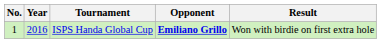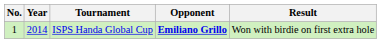(37, 30) 2016 -> (37, 30) 2014
